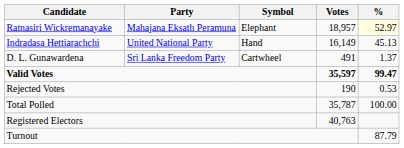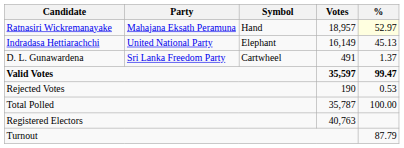(259, 27) Elephant -> (252, 27) Hand
(252, 43) Hand -> (259, 43) Elephant
